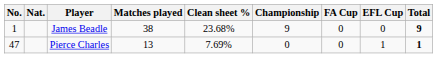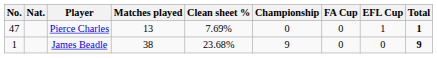rows swapped: (79, 28) <-> (79, 45)
